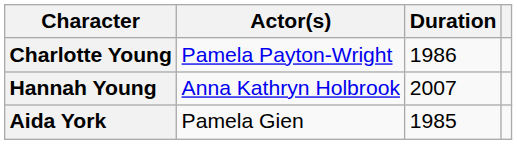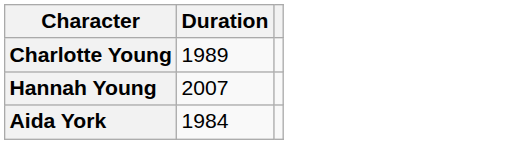- column: (291, 21)
(433, 54) 1986 -> (205, 54) 1989
(433, 121) 1985 -> (205, 121) 1984
